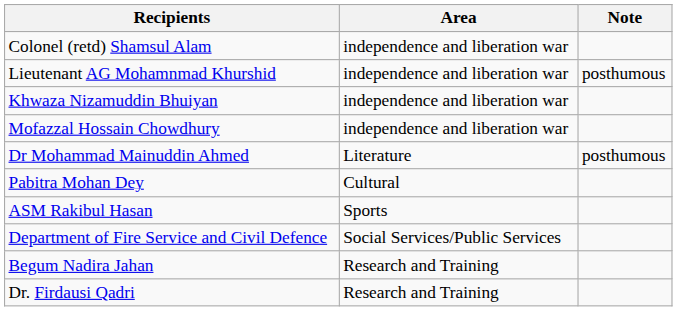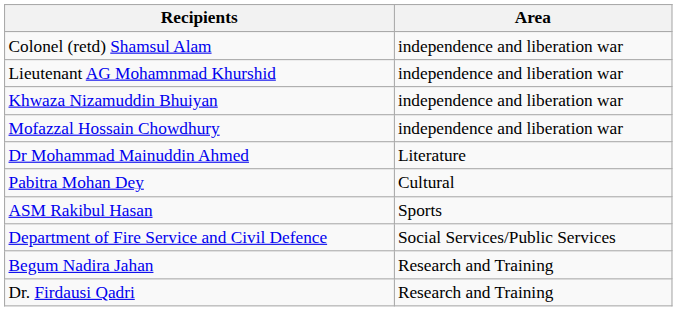- column: (625, 18)
